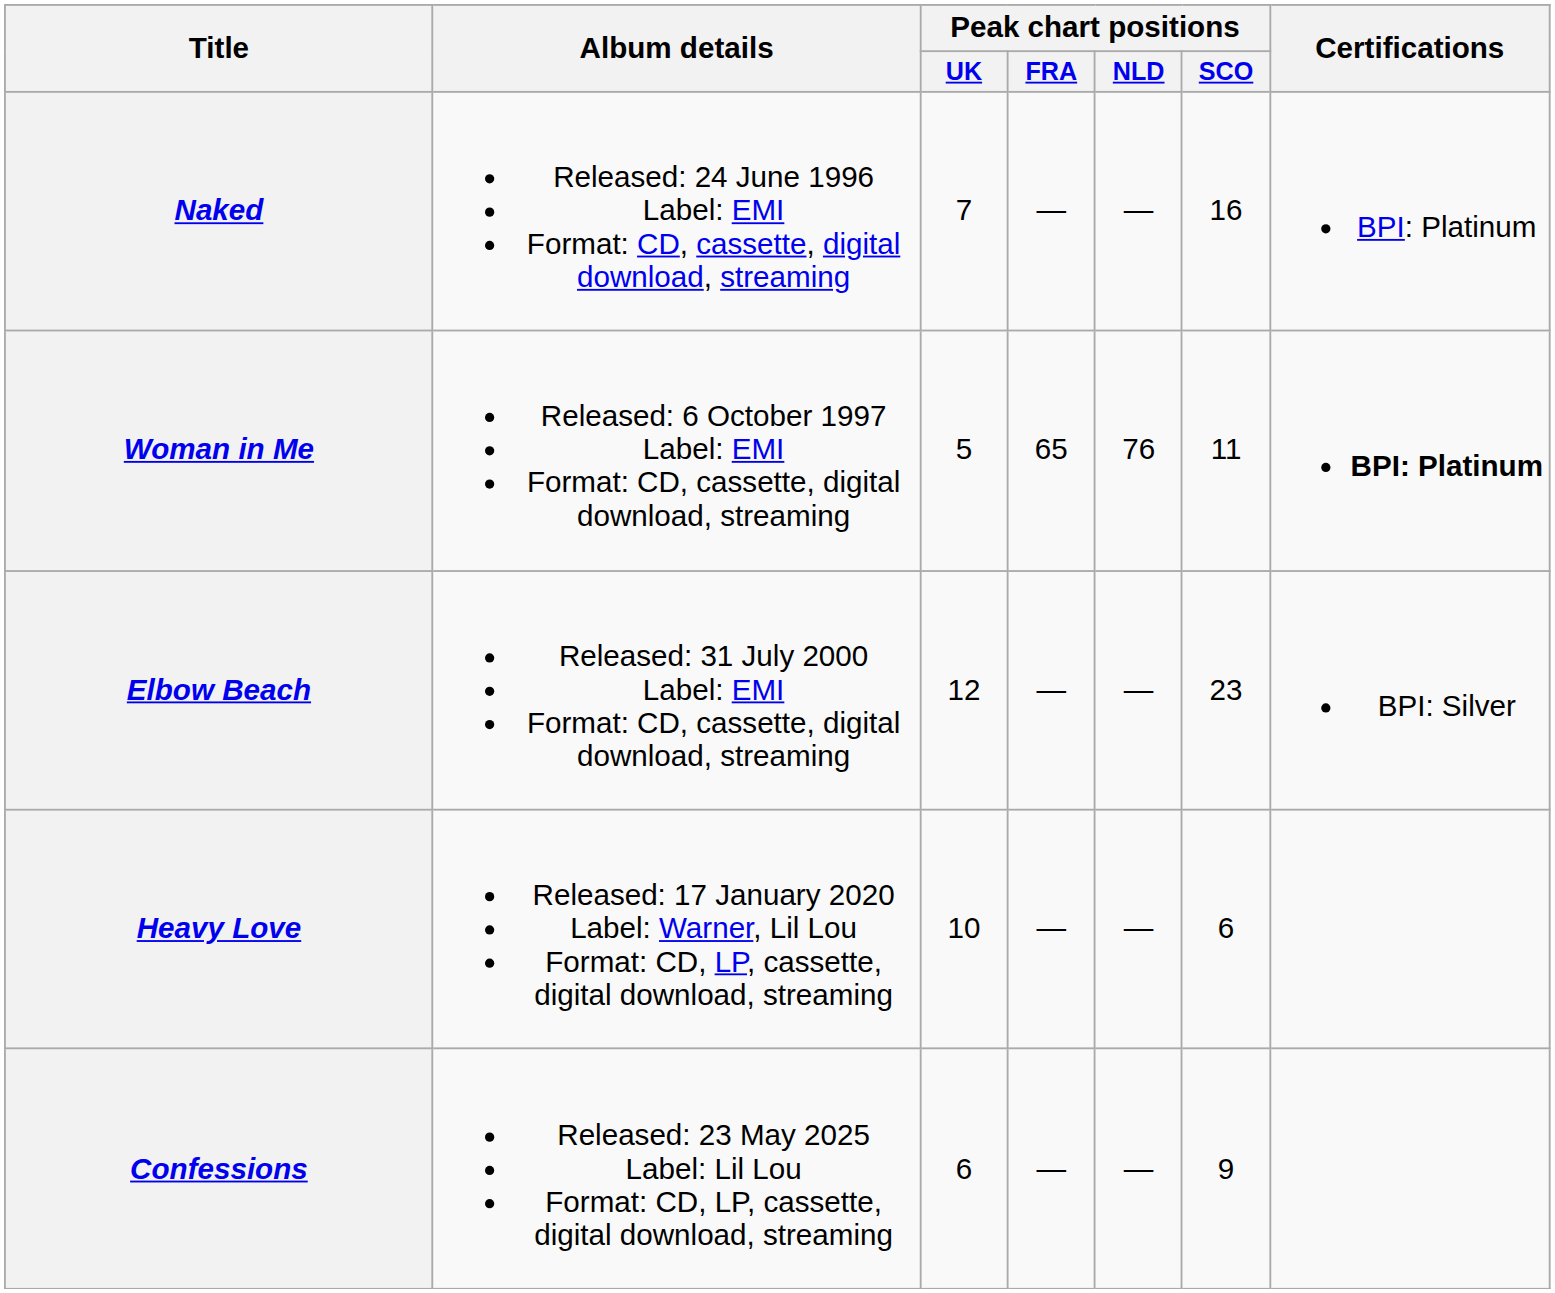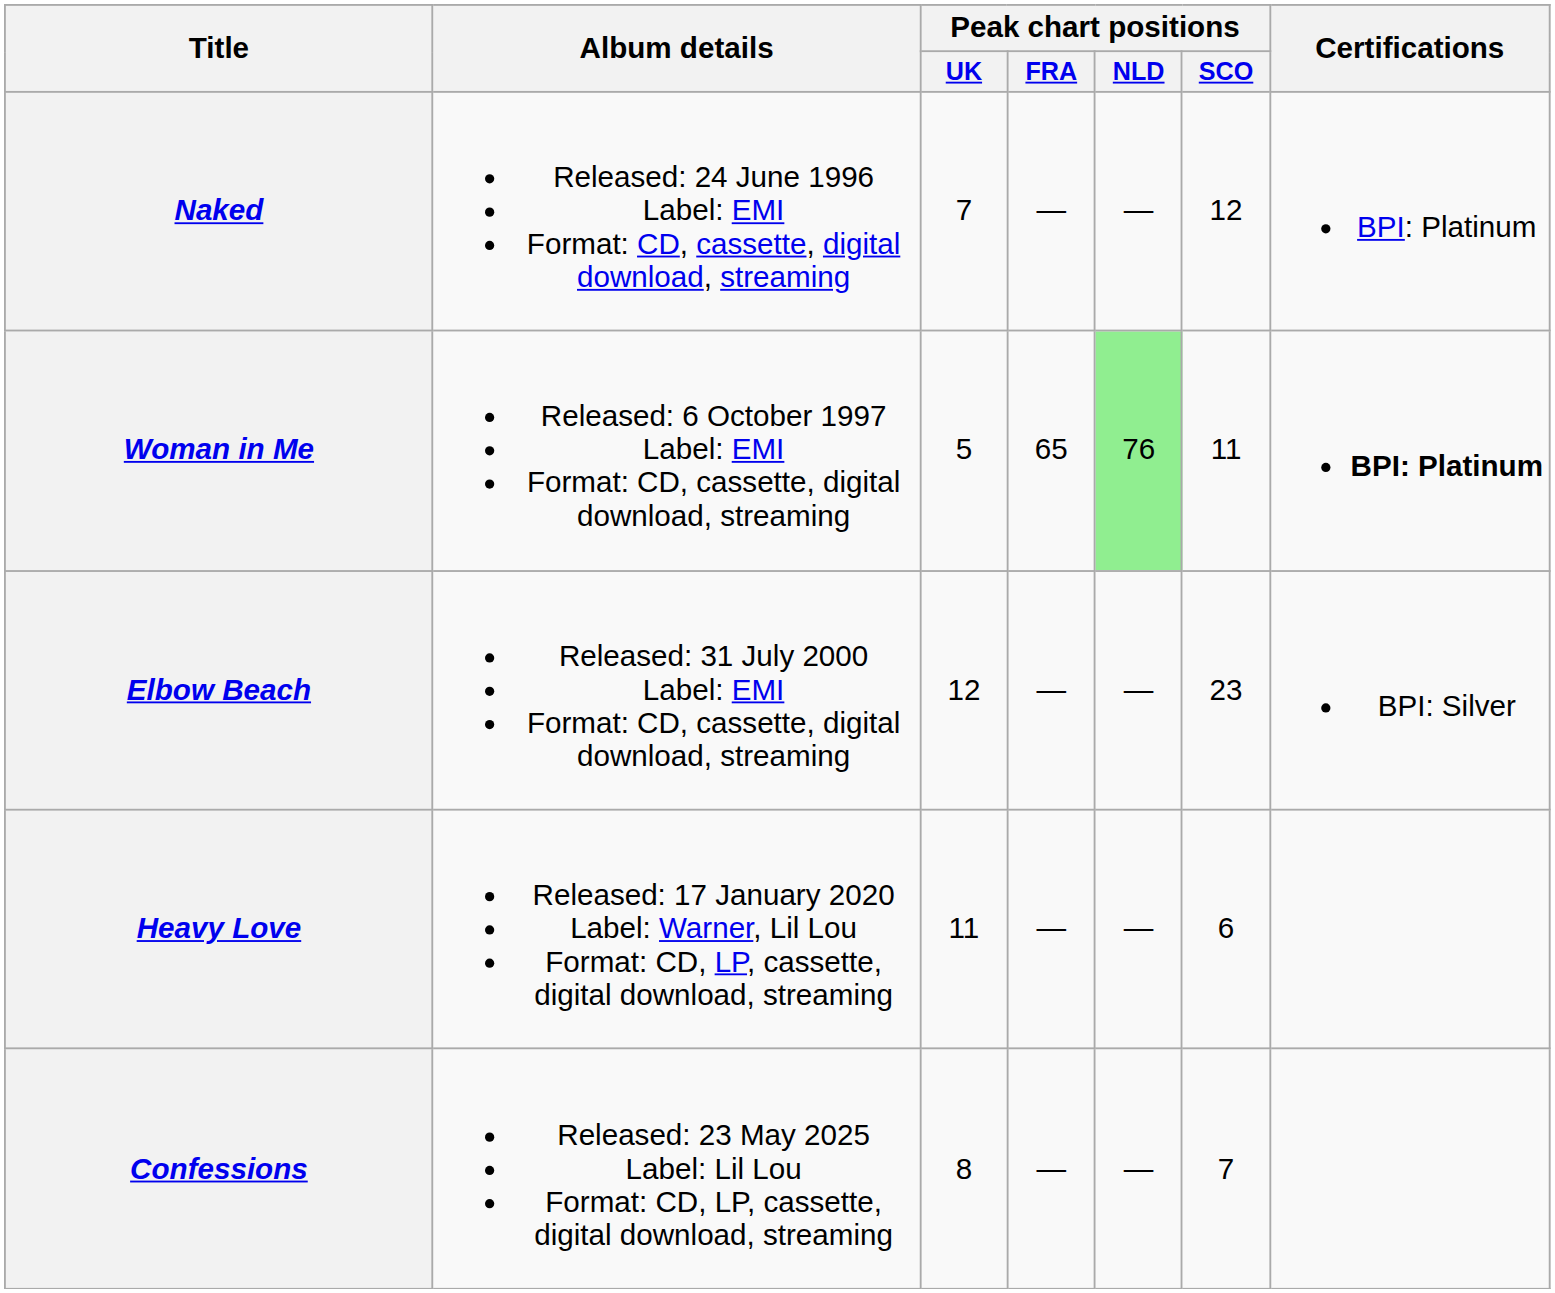(1226, 210) 16 -> (1226, 210) 12
(1139, 450) no background -> (1139, 450) lightgreen background
(964, 928) 10 -> (964, 928) 11
(964, 1168) 6 -> (964, 1168) 8
(1226, 1168) 9 -> (1226, 1168) 7
